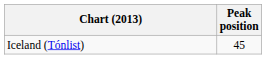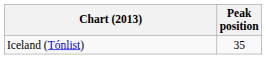(239, 44) 45 -> (239, 44) 35
